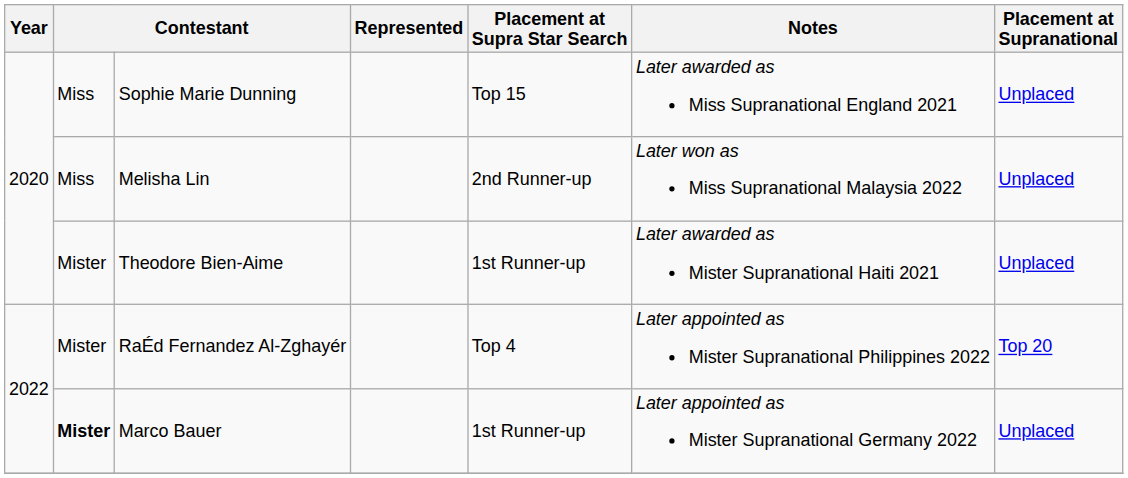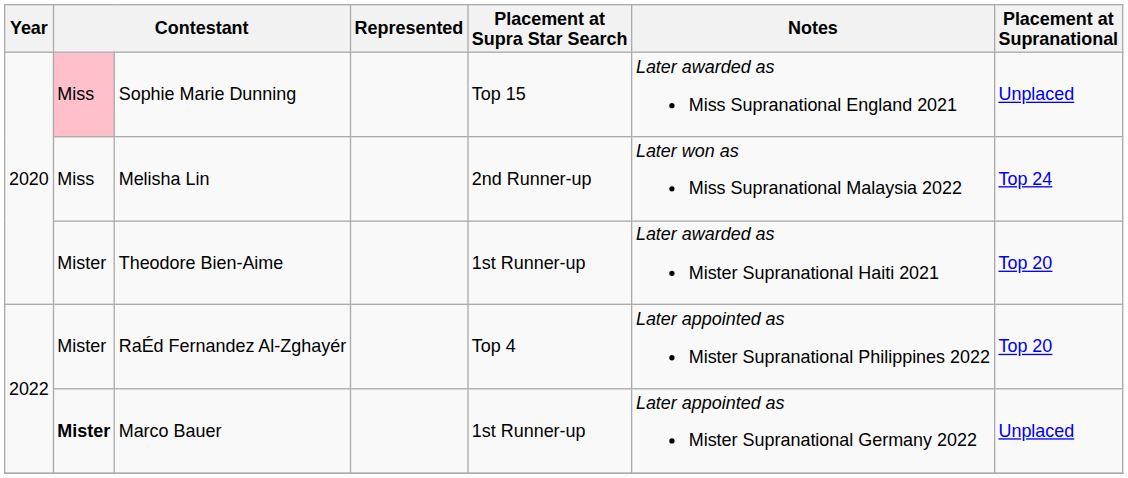(76, 94) no background -> (76, 94) pink background
(1036, 178) Unplaced -> (1025, 178) Top 24
(1036, 262) Unplaced -> (1025, 262) Top 20
